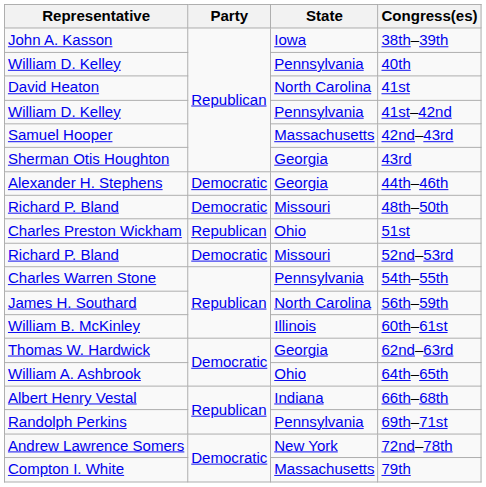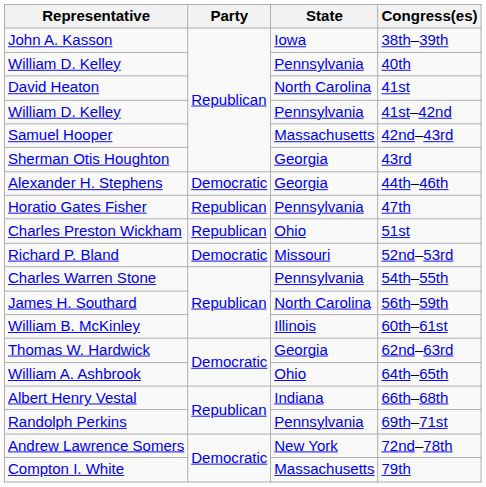+ row: (396, 207)
- row: (415, 207)
